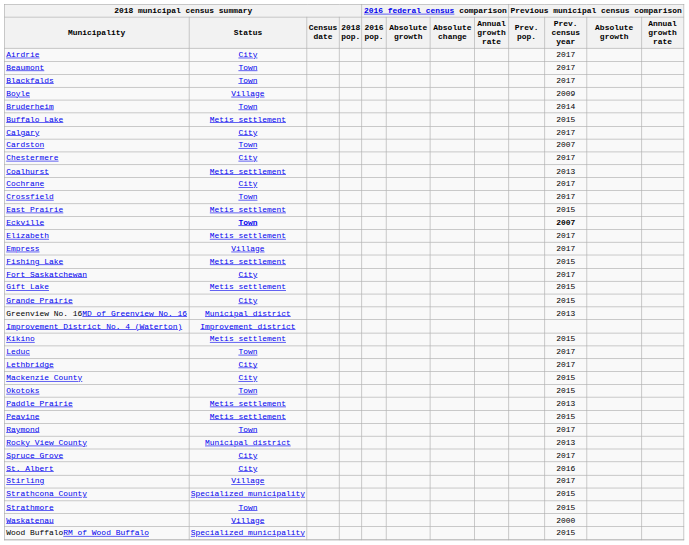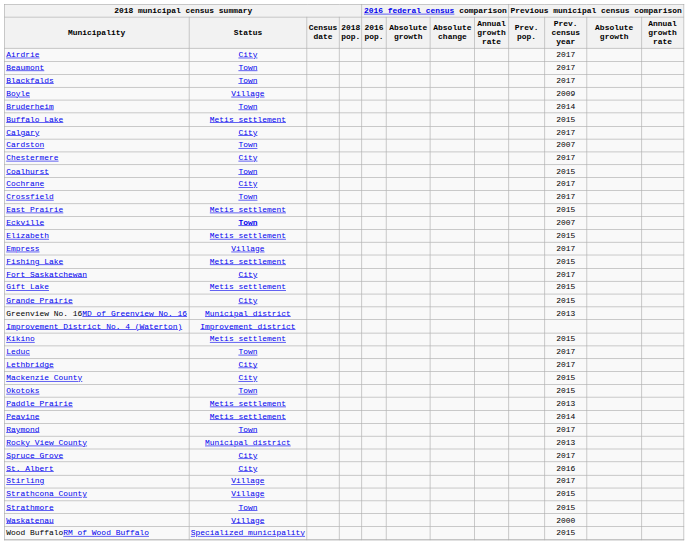(248, 171) Metis settlement -> (248, 171) Town
(566, 171) 2013 -> (566, 171) 2015
(566, 223) bold -> (566, 223) normal
(566, 236) 2017 -> (566, 236) 2015
(566, 417) 2015 -> (566, 417) 2014
(248, 494) Specialized municipality -> (248, 494) Village
